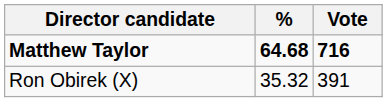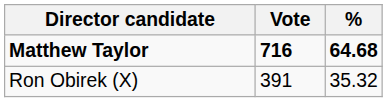columns swapped: (348, 19) <-> (284, 19)
